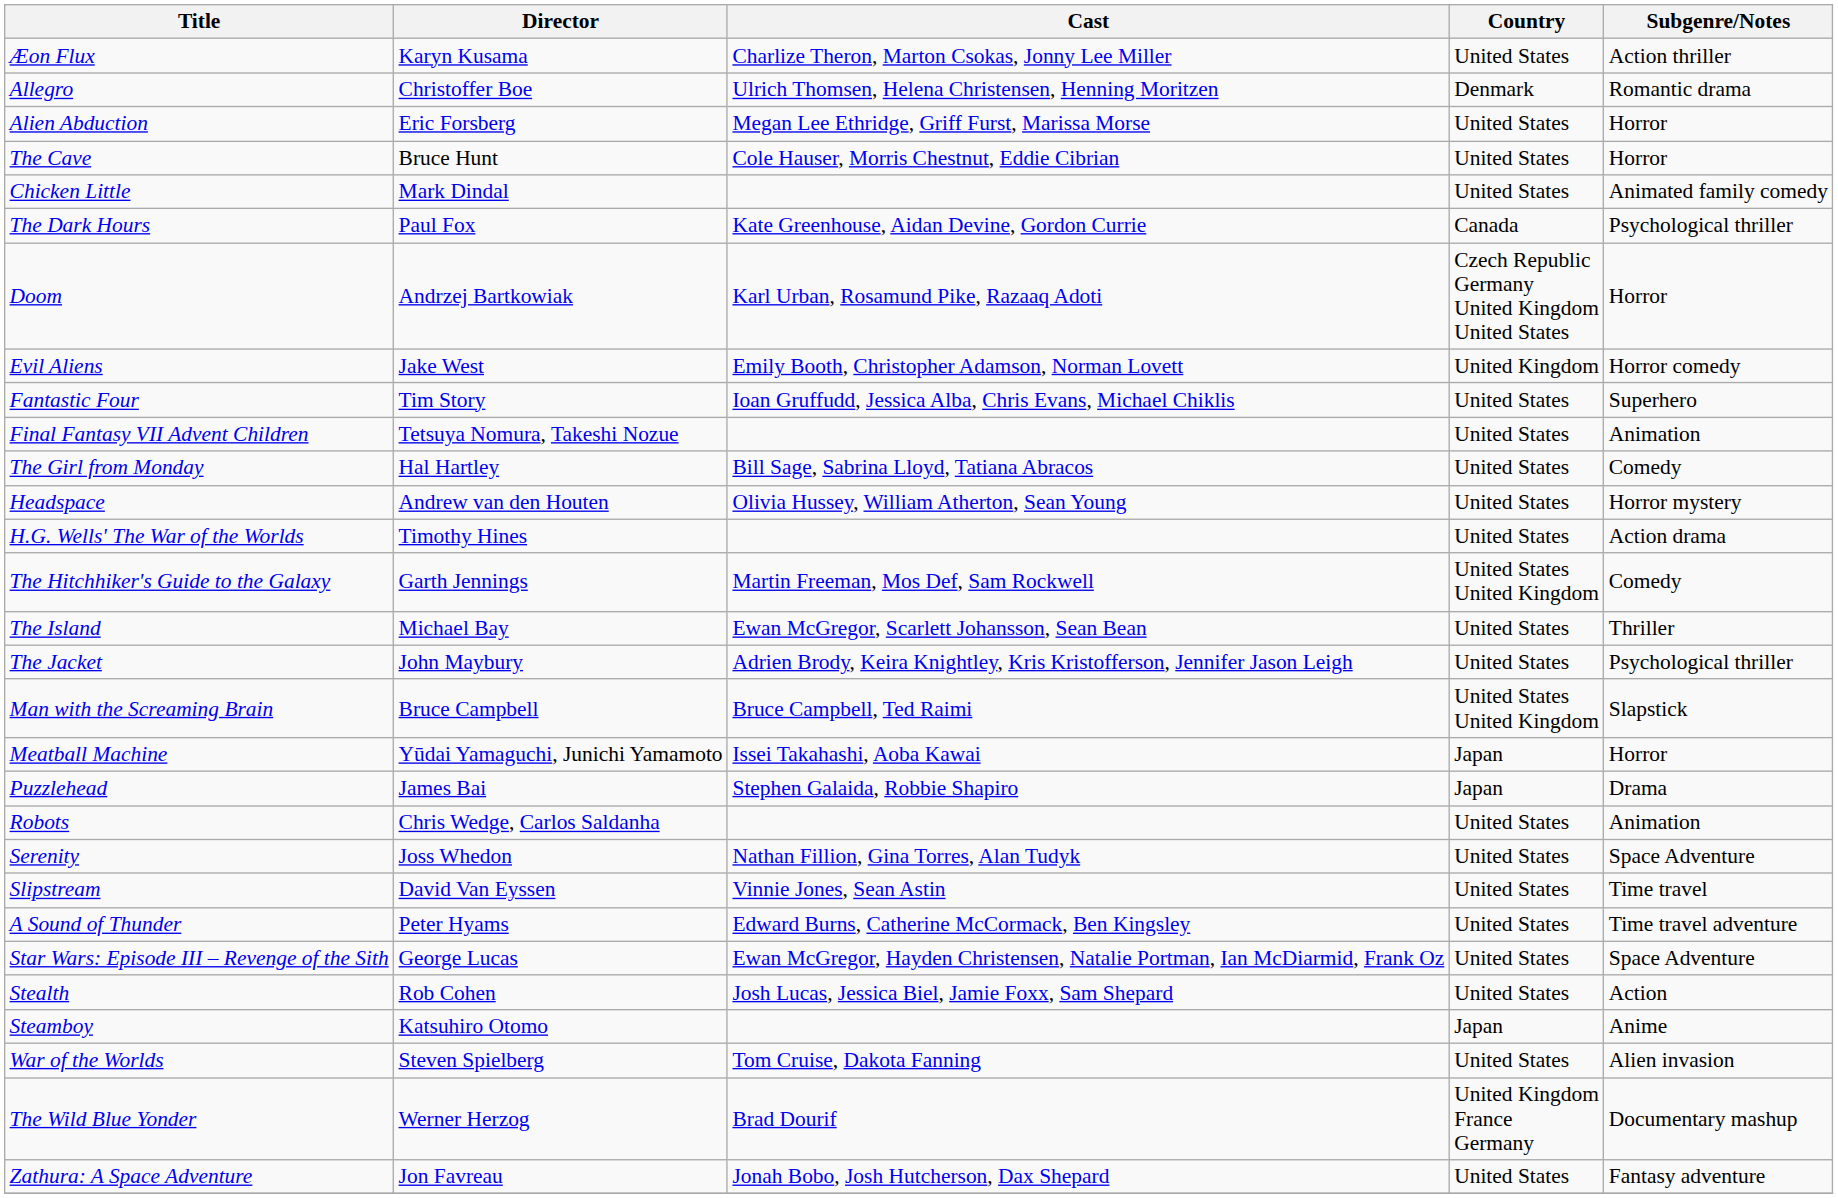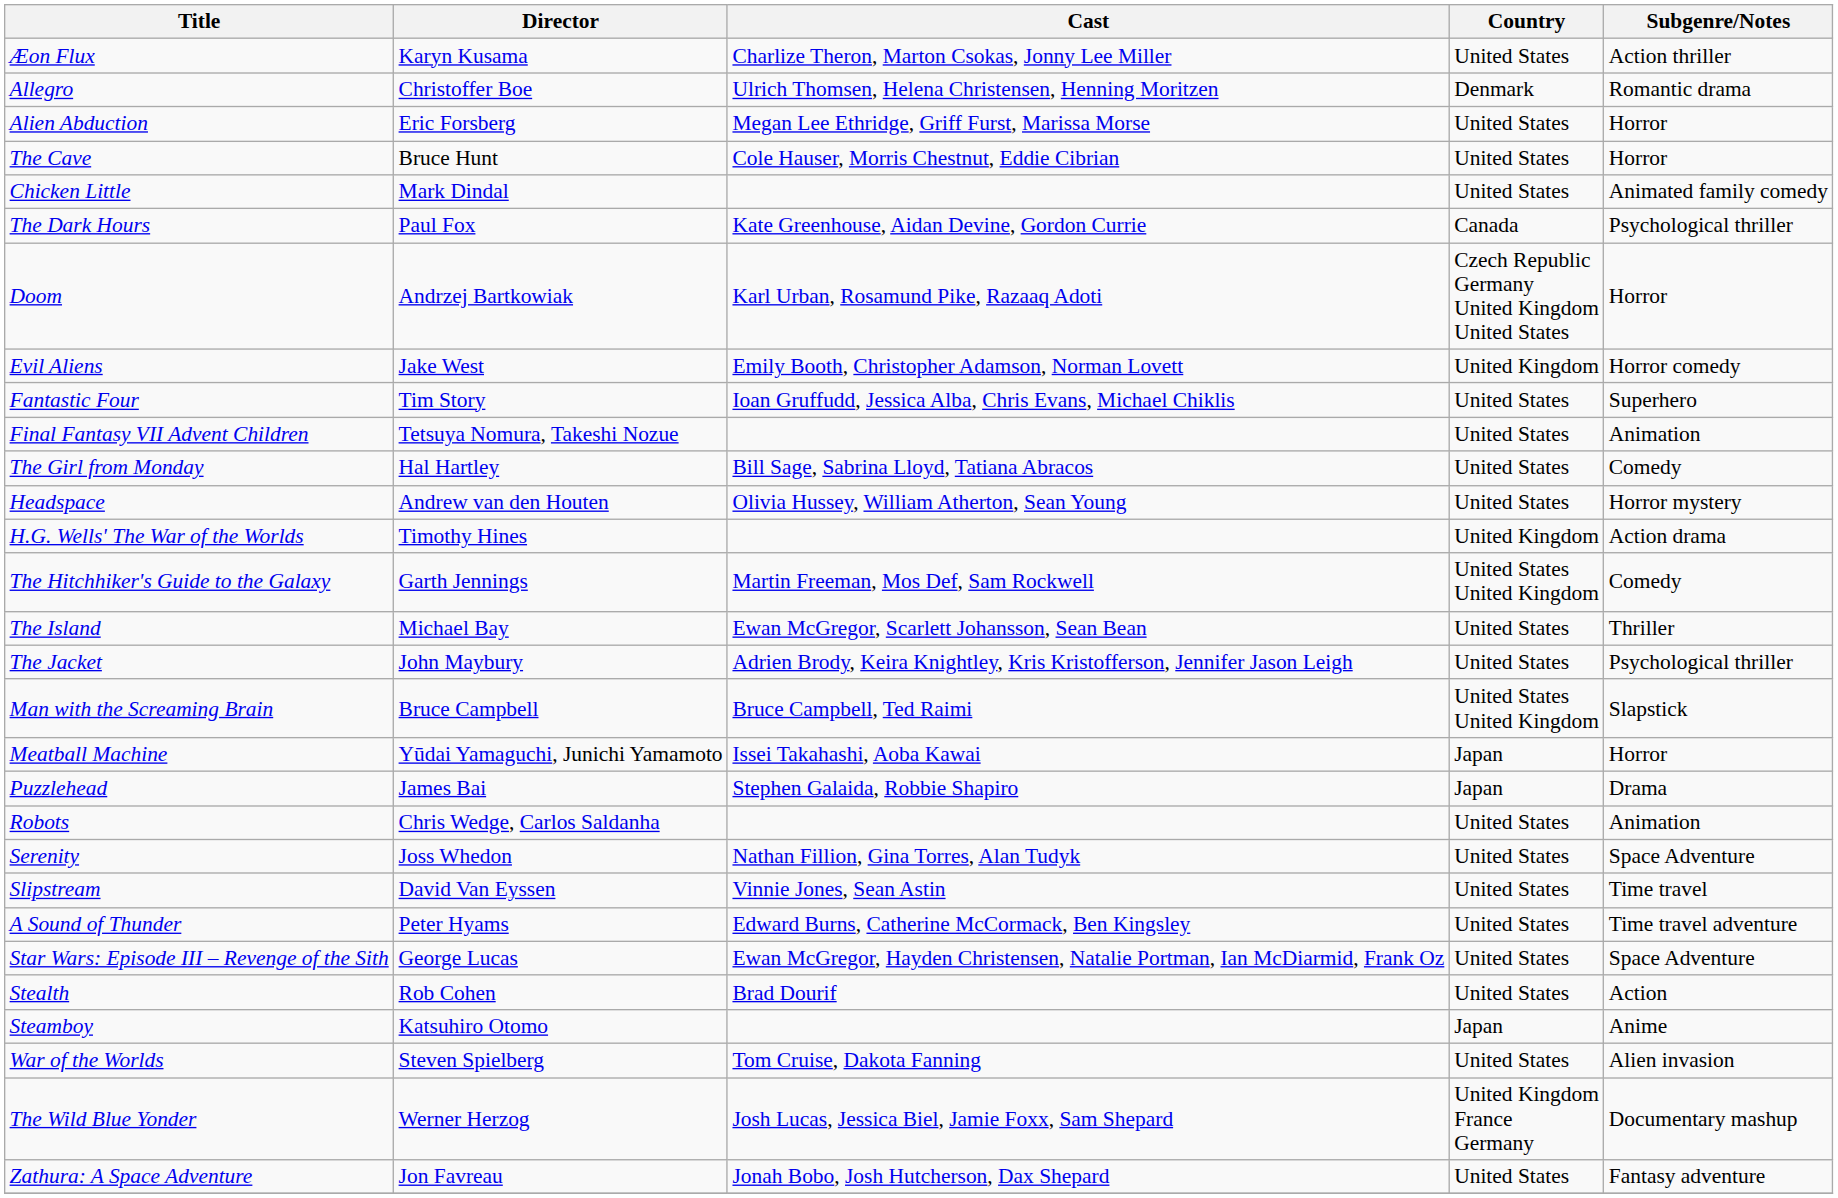(1512, 535) United States -> (1527, 535) United Kingdom
(953, 992) Josh Lucas, Jessica Biel, Jamie Foxx, Sam Shepard -> (785, 992) Brad Dourif
(785, 1118) Brad Dourif -> (953, 1118) Josh Lucas, Jessica Biel, Jamie Foxx, Sam Shepard
